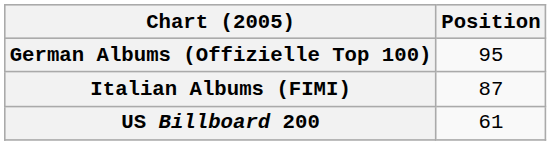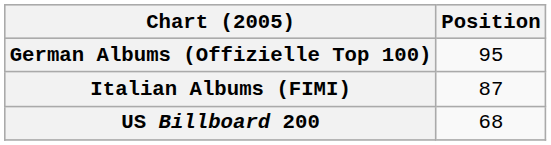(491, 123) 61 -> (491, 123) 68
